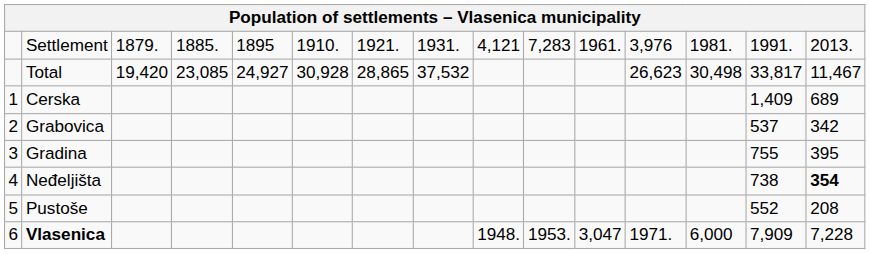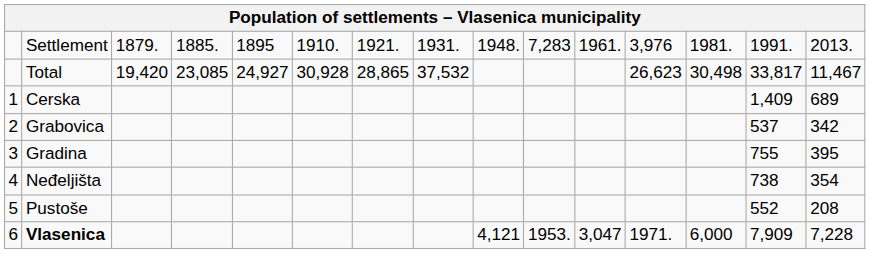(499, 45) 4,121 -> (499, 45) 1948.
(824, 180) bold -> (824, 180) normal
(499, 235) 1948. -> (499, 235) 4,121
